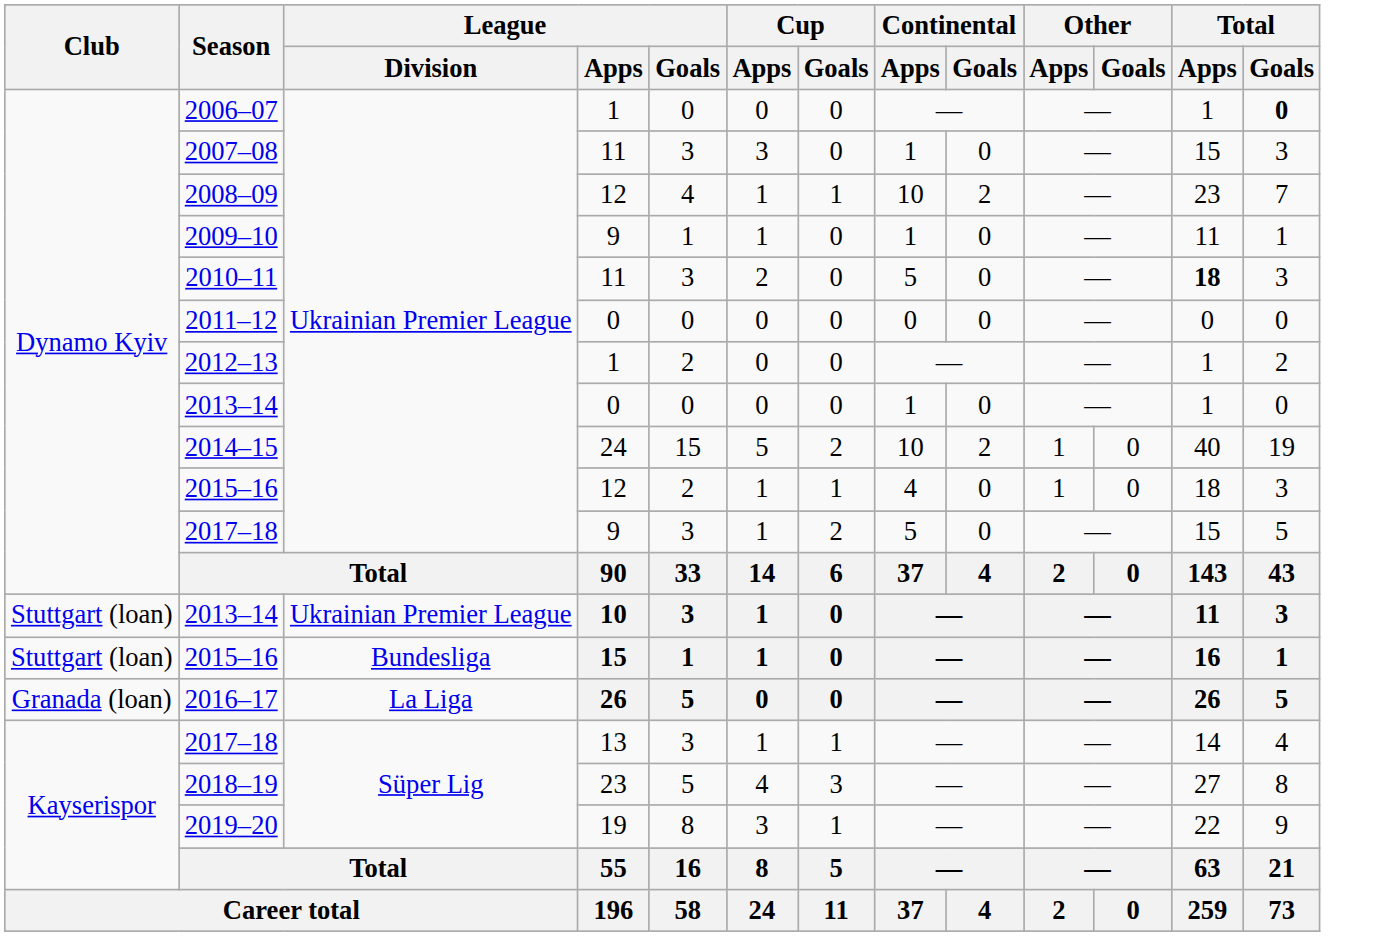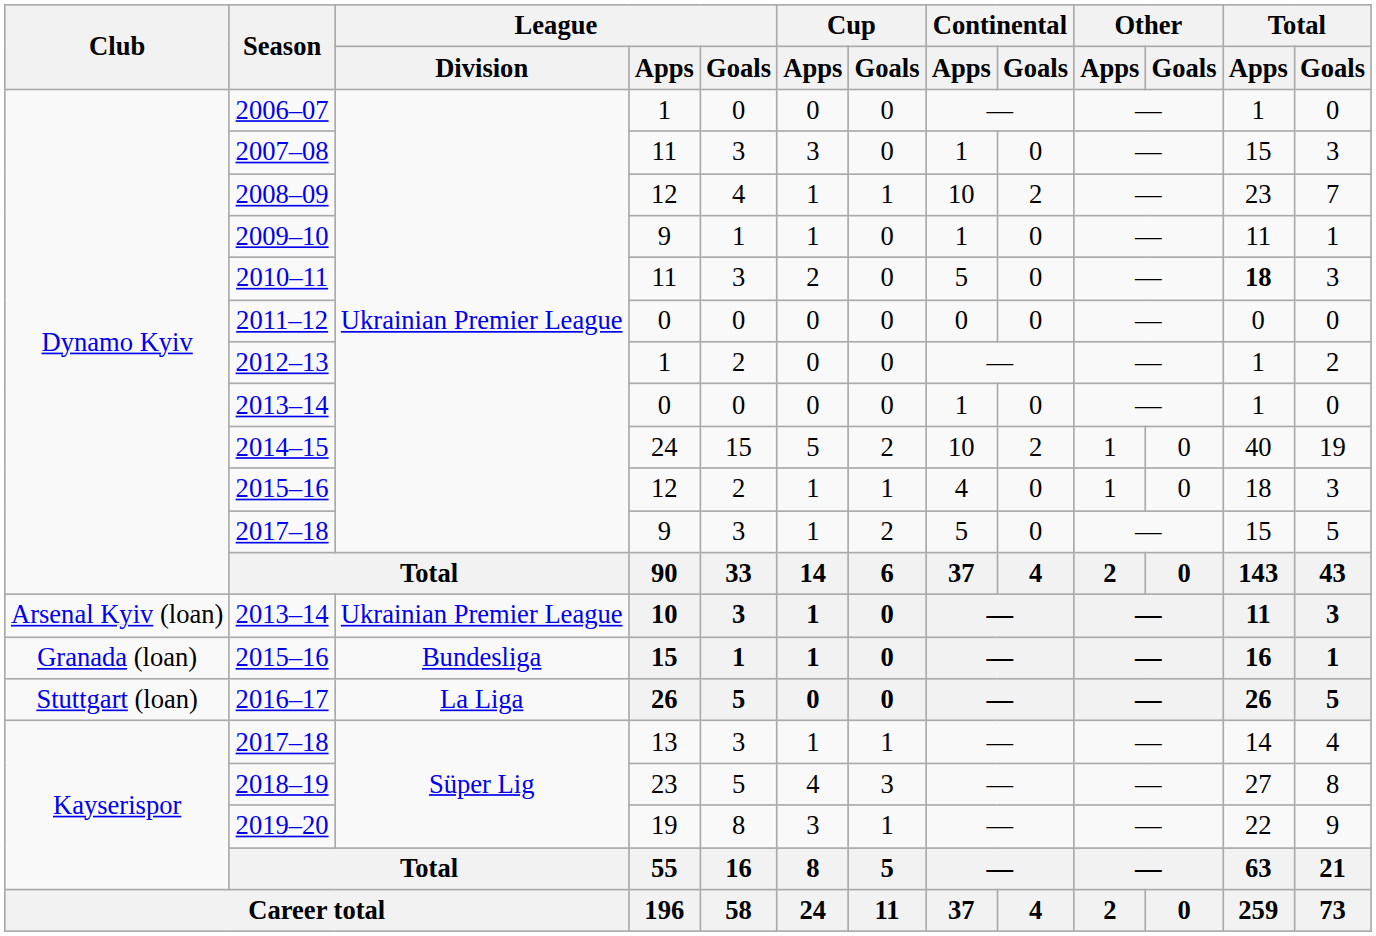(1282, 109) bold -> (1333, 109) normal
(92, 615) Stuttgart (loan) -> (117, 615) Arsenal Kyiv (loan)
(92, 657) Stuttgart (loan) -> (117, 657) Granada (loan)
(92, 699) Granada (loan) -> (117, 699) Stuttgart (loan)
